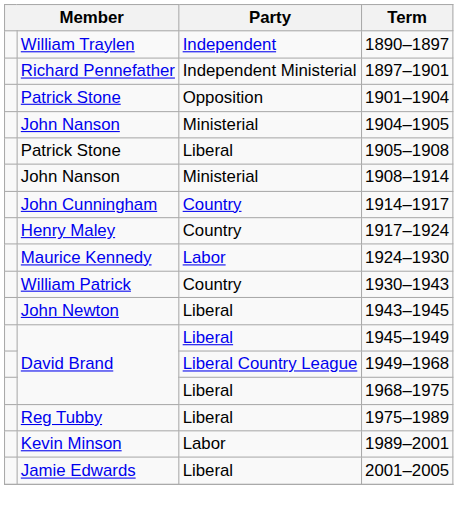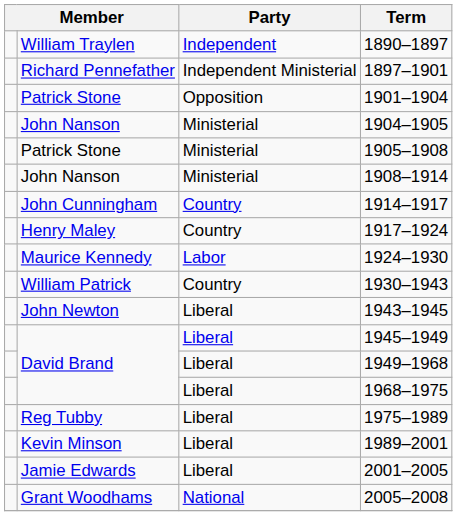(208, 151) Liberal -> (220, 151) Ministerial
(270, 364) Liberal Country League -> (208, 364) Liberal
(204, 444) Labor -> (208, 444) Liberal
+ row: (406, 497)
